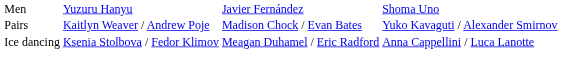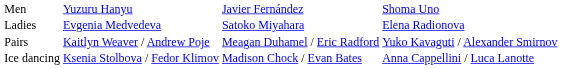+ row: (20, 25)
(292, 25) Madison Chock / Evan Bates -> (301, 42) Meagan Duhamel / Eric Radford
(301, 42) Meagan Duhamel / Eric Radford -> (292, 58) Madison Chock / Evan Bates
